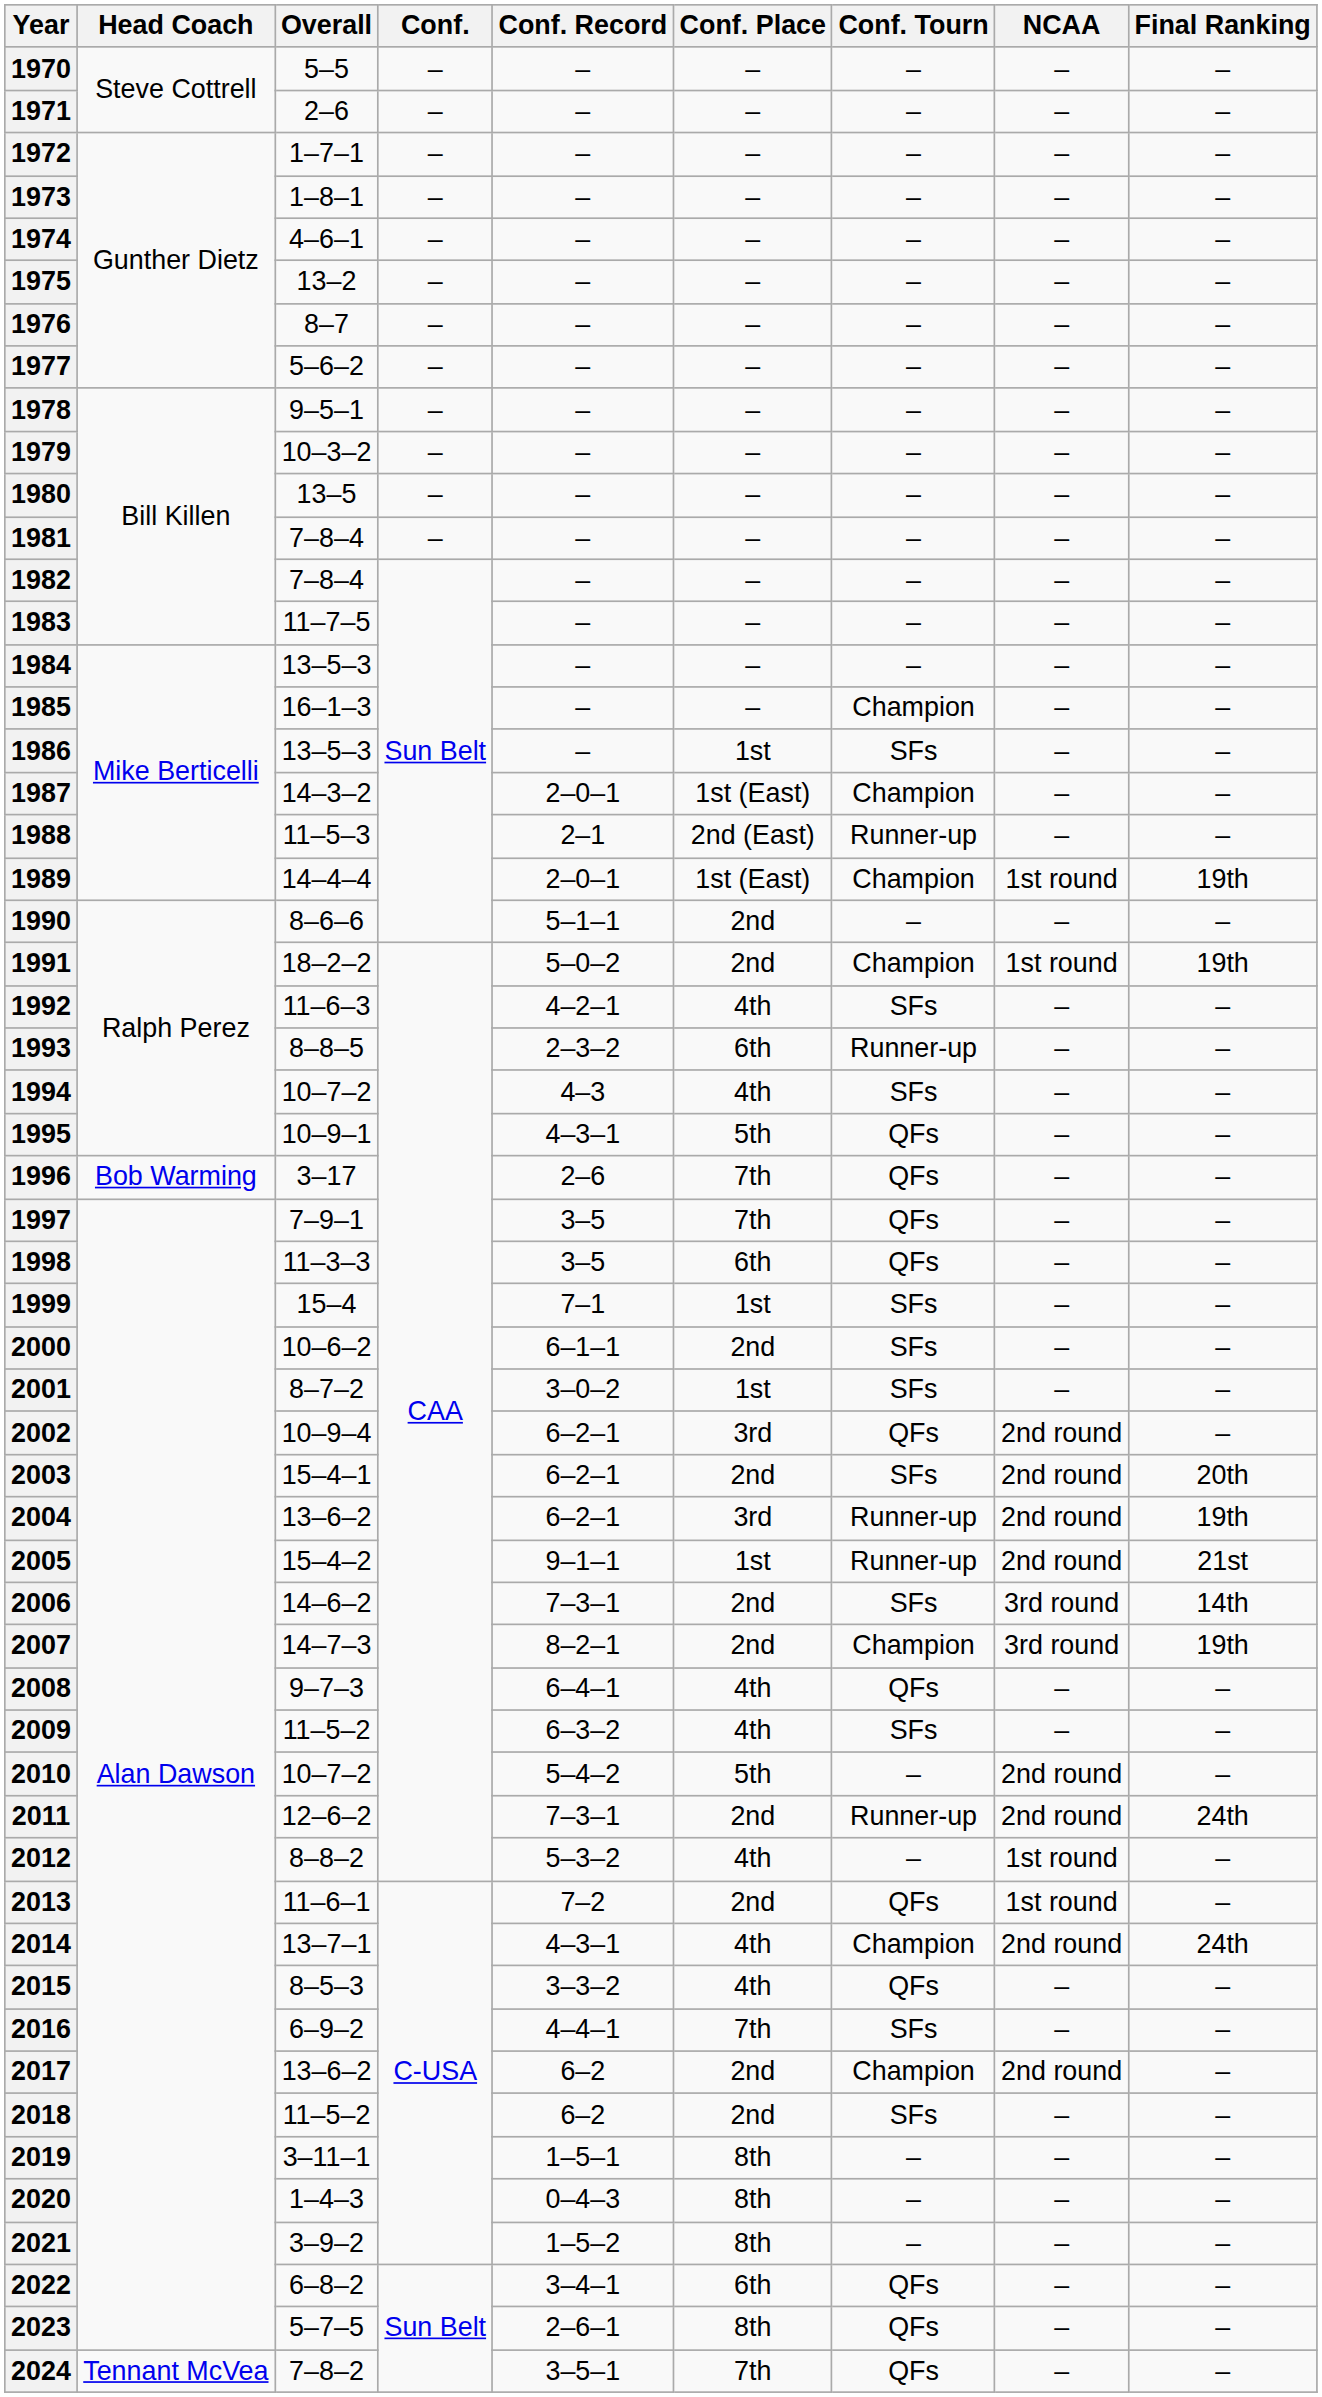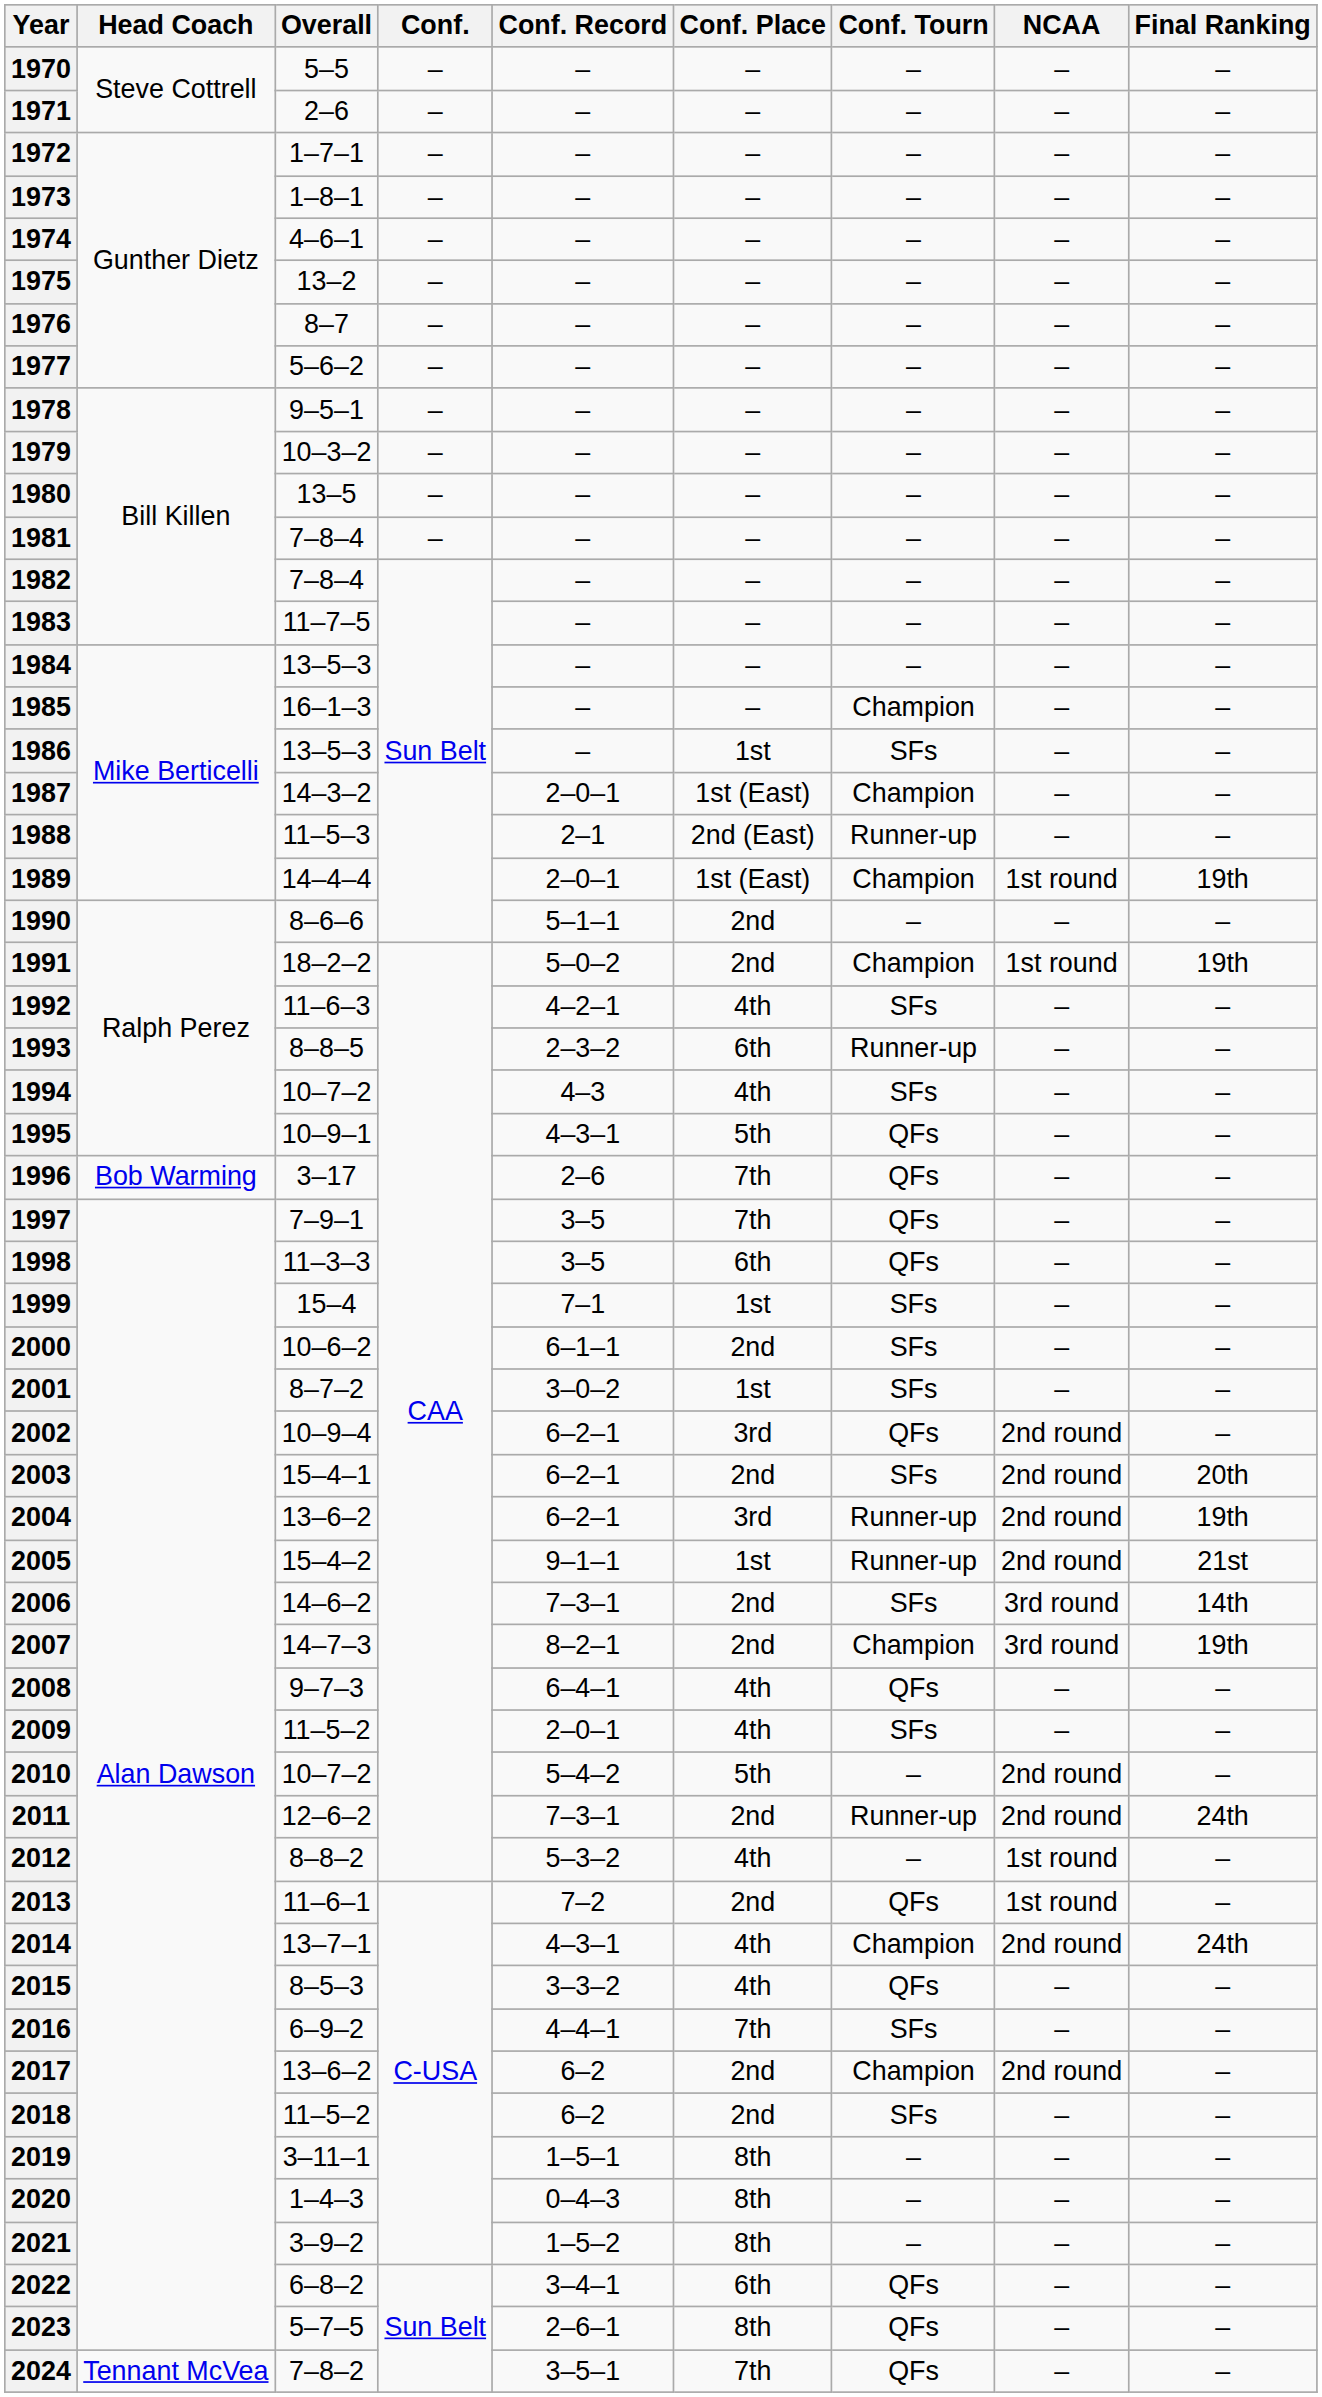(583, 1731) 6–3–2 -> (583, 1731) 2–0–1
